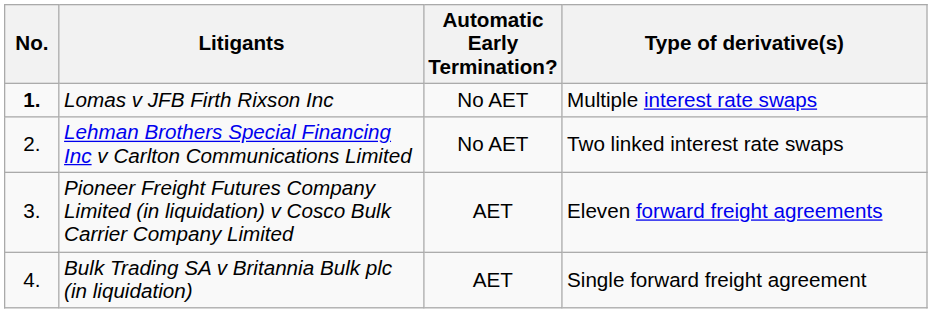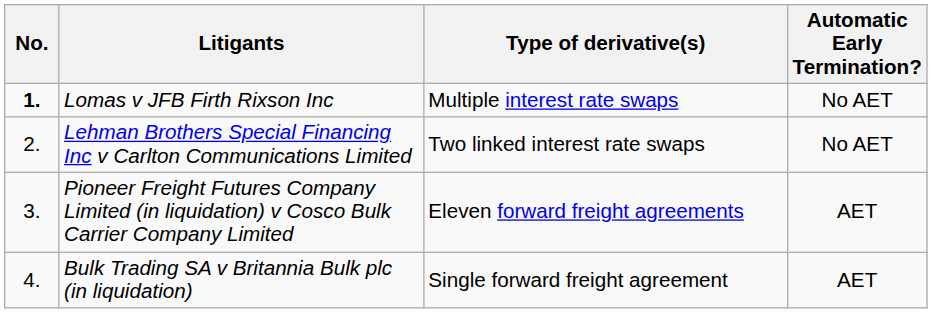columns swapped: (744, 44) <-> (493, 44)
